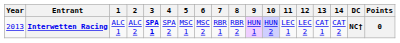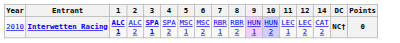- column: (322, 11)
(15, 27) 2013 -> (15, 27) 2010
(118, 27) normal -> (118, 27) bold
